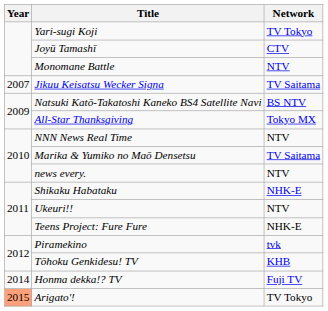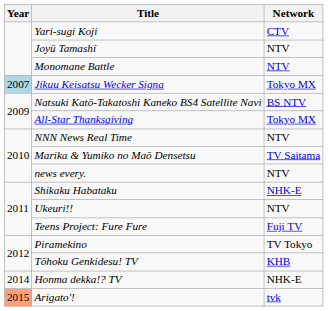(290, 31) TV Tokyo -> (278, 31) CTV
(278, 48) CTV -> (278, 48) NTV
(18, 84) no background -> (18, 84) lightblue background
(293, 84) TV Saitama -> (291, 84) Tokyo MX
(284, 226) NHK-E -> (284, 226) Fuji TV
(274, 244) tvk -> (290, 244) TV Tokyo
(284, 279) Fuji TV -> (284, 279) NHK-E
(290, 297) TV Tokyo -> (274, 297) tvk
